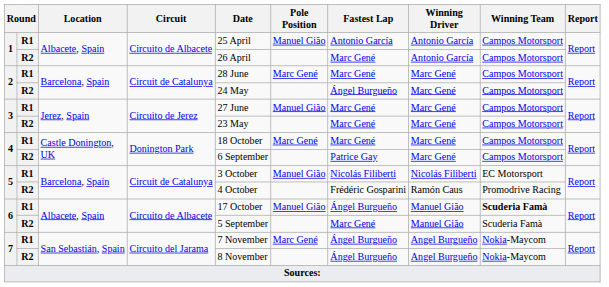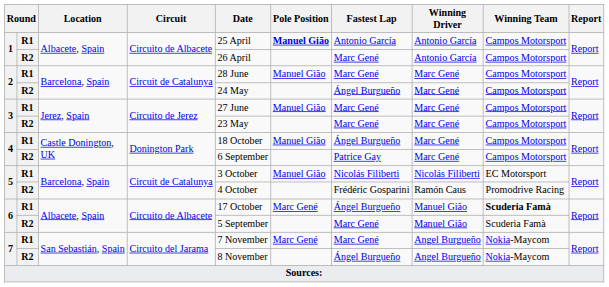(299, 40) normal -> (301, 40) bold
(295, 74) Marc Gené -> (299, 74) Manuel Gião
(295, 140) Marc Gené -> (299, 140) Manuel Gião
(353, 140) Marc Gené -> (367, 140) Ángel Burgueño
(299, 206) Manuel Gião -> (295, 206) Marc Gené
(364, 240) Ángel Burgueño -> (356, 240) Marc Gené
